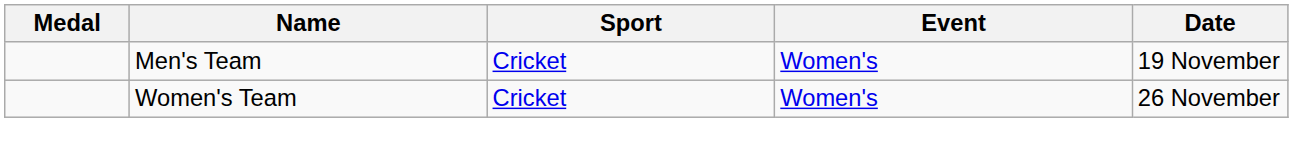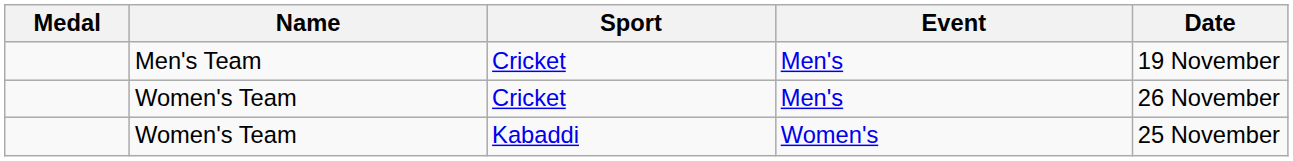(829, 60) Women's -> (812, 60) Men's
(829, 98) Women's -> (812, 98) Men's
+ row: (216, 135)
